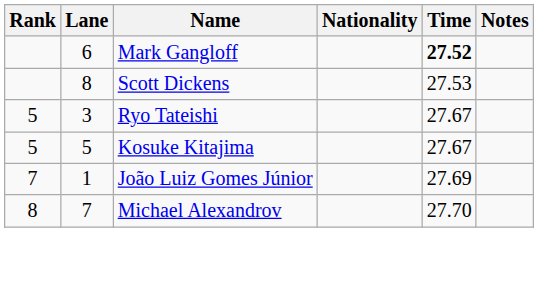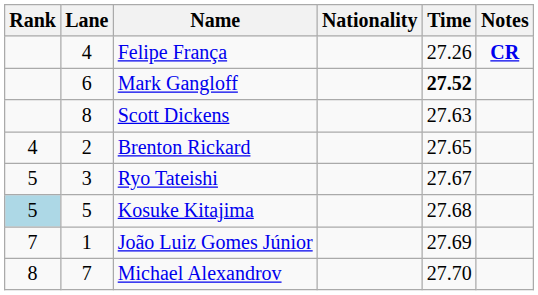+ row: (172, 52)
(449, 83) 27.53 -> (449, 115) 27.63
+ row: (184, 147)
(33, 147) no background -> (33, 210) lightblue background
(449, 147) 27.67 -> (449, 210) 27.68
